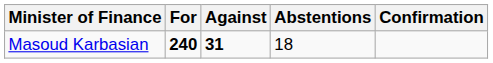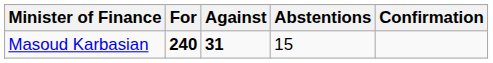(284, 44) 18 -> (284, 44) 15
